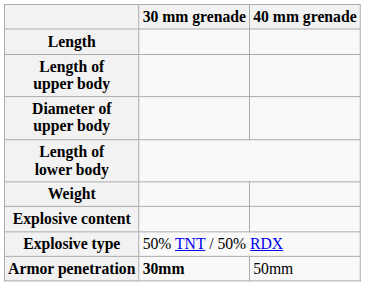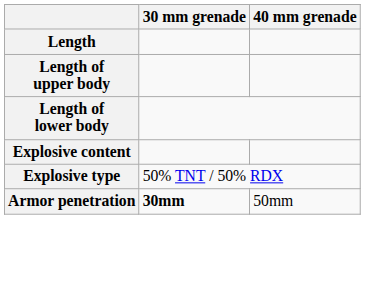- row: (72, 117)
- row: (72, 194)
